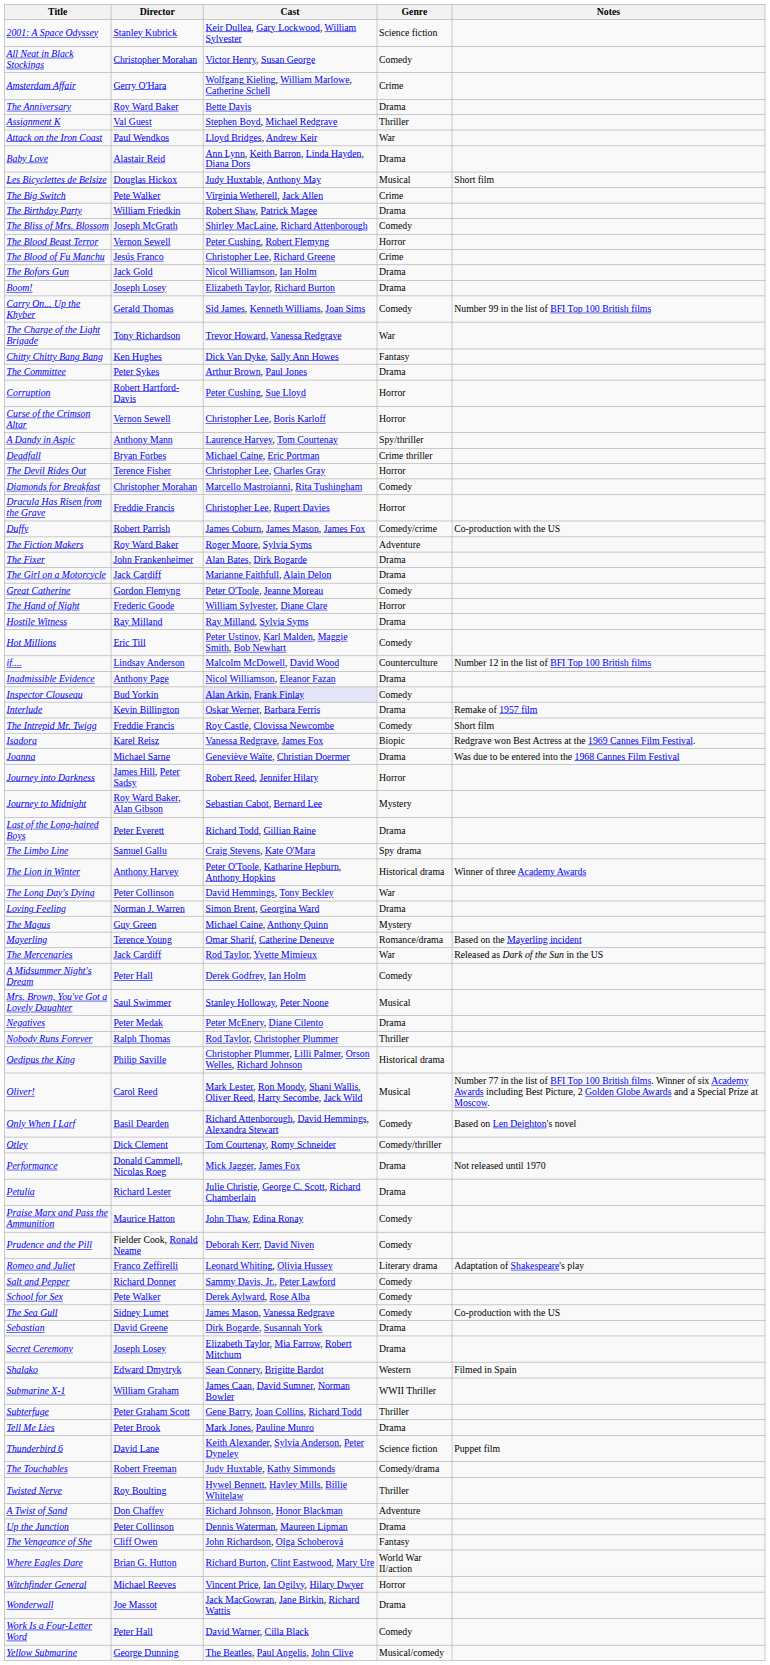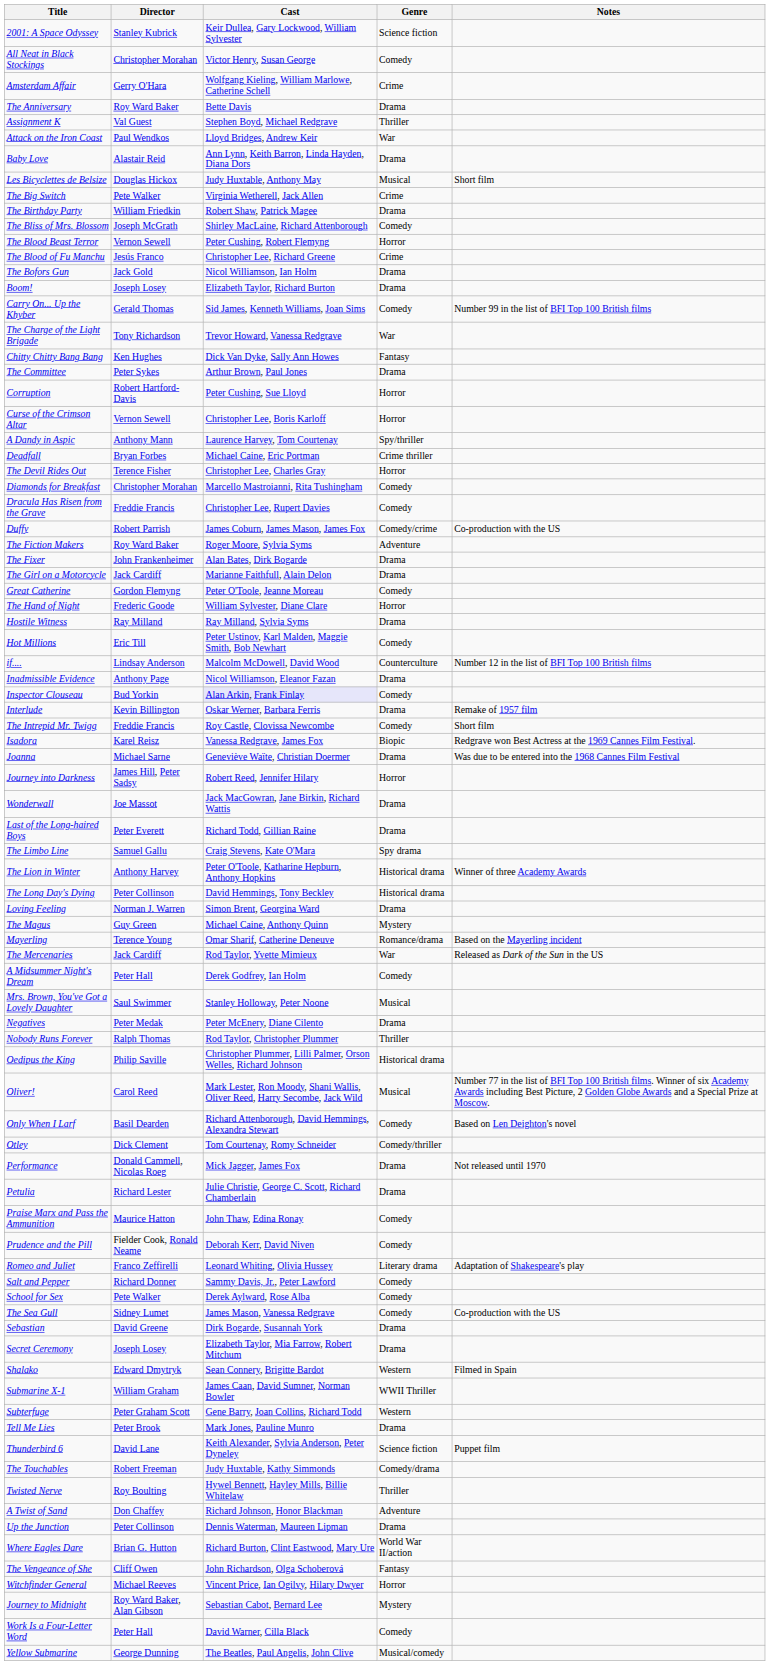(392, 508) Horror -> (396, 508) Comedy
rows swapped: (46, 804) <-> (30, 1605)
(387, 893) War -> (412, 893) Historical drama
(394, 1412) Thriller -> (395, 1412) Western
rows swapped: (49, 1542) <-> (45, 1563)
